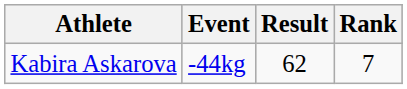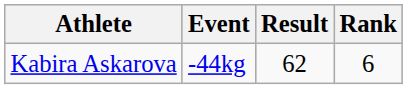(368, 63) 7 -> (368, 63) 6
